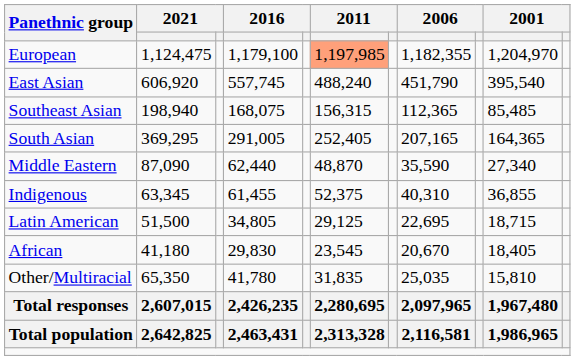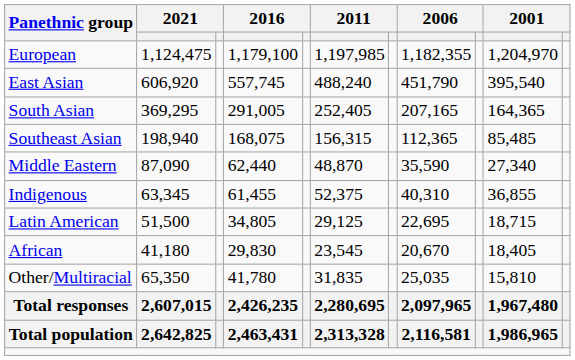(350, 54) lightsalmon background -> (350, 54) no background
rows swapped: (51, 138) <-> (65, 110)
